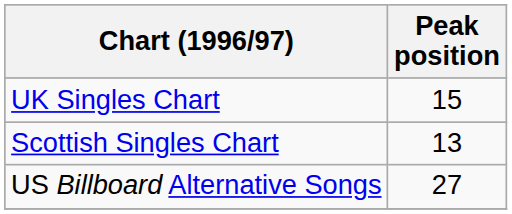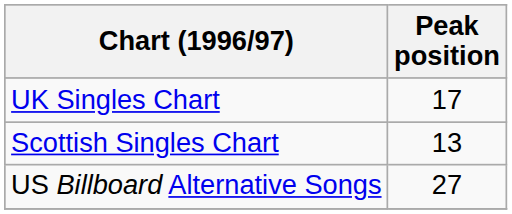(447, 99) 15 -> (447, 99) 17
